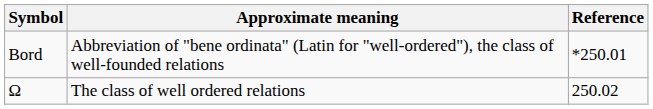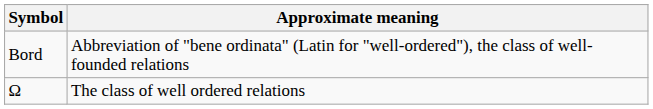- column: (608, 17)
